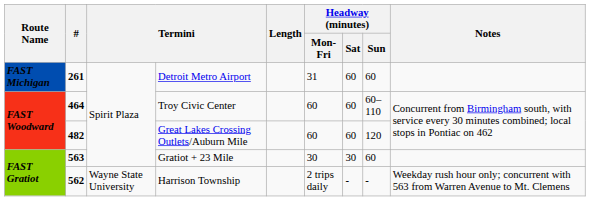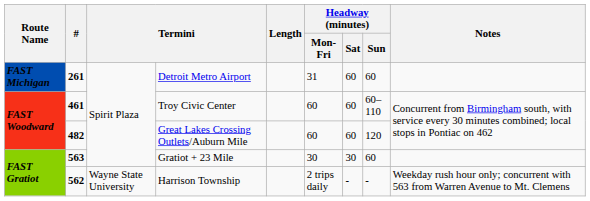(76, 106) 464 -> (76, 106) 461
